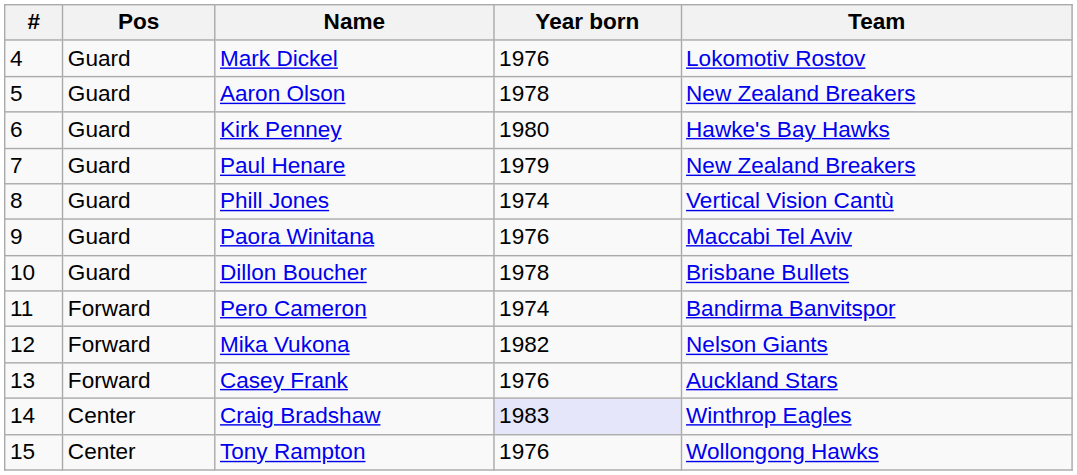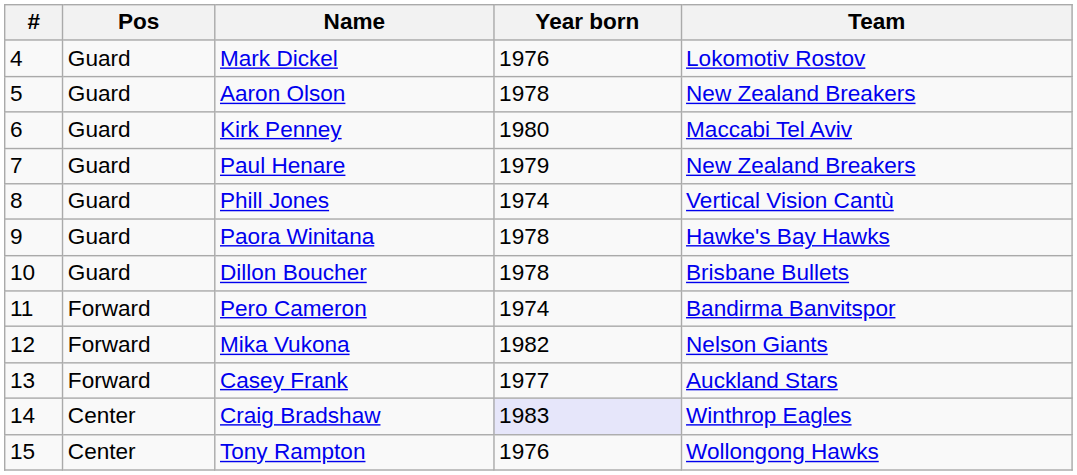(788, 129) Hawke's Bay Hawks -> (769, 129) Maccabi Tel Aviv
(524, 237) 1976 -> (524, 237) 1978
(769, 237) Maccabi Tel Aviv -> (788, 237) Hawke's Bay Hawks
(524, 380) 1976 -> (524, 380) 1977
